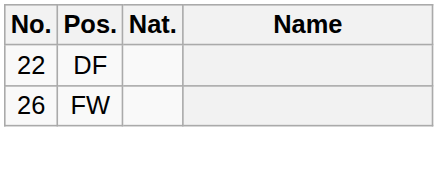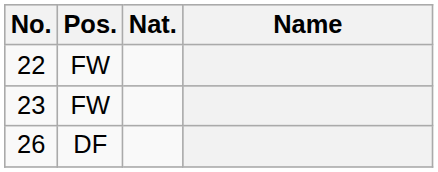(90, 65) DF -> (90, 65) FW
+ row: (31, 105)
(90, 105) FW -> (90, 145) DF
